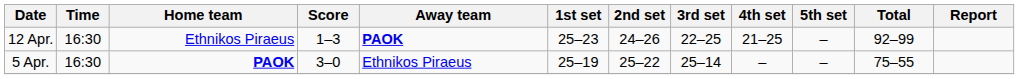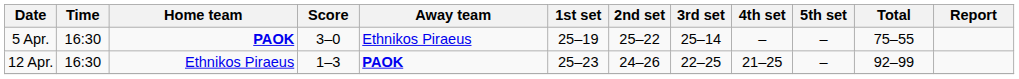rows swapped: (31, 62) <-> (31, 39)
